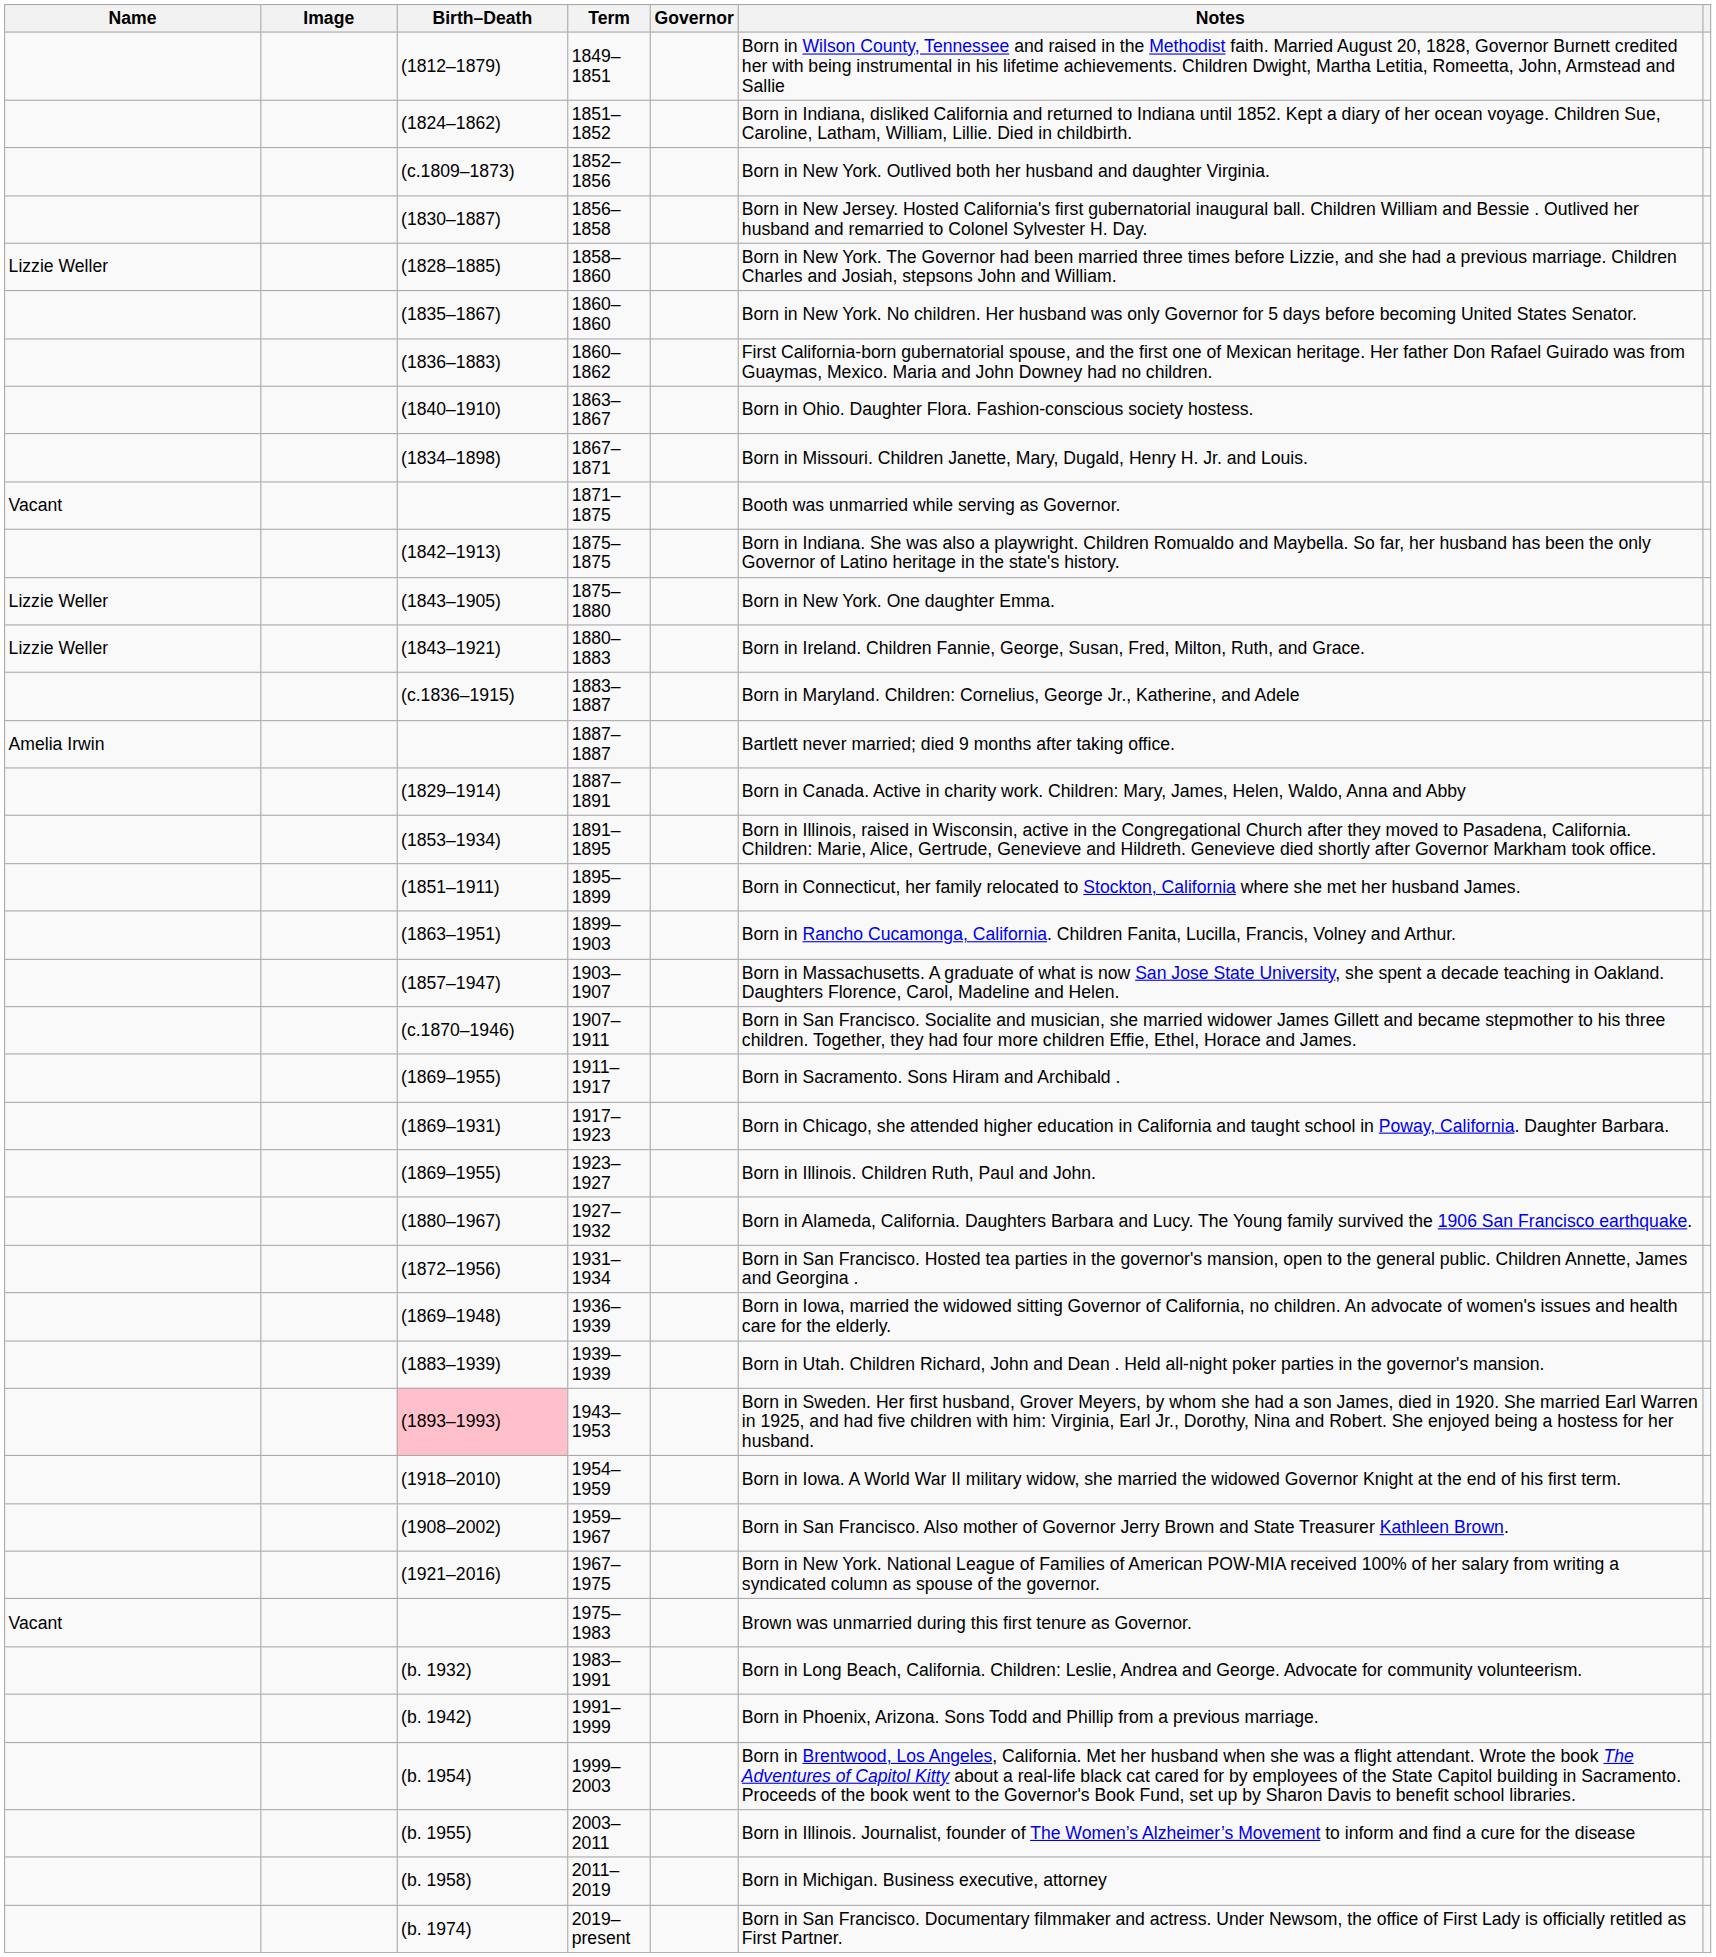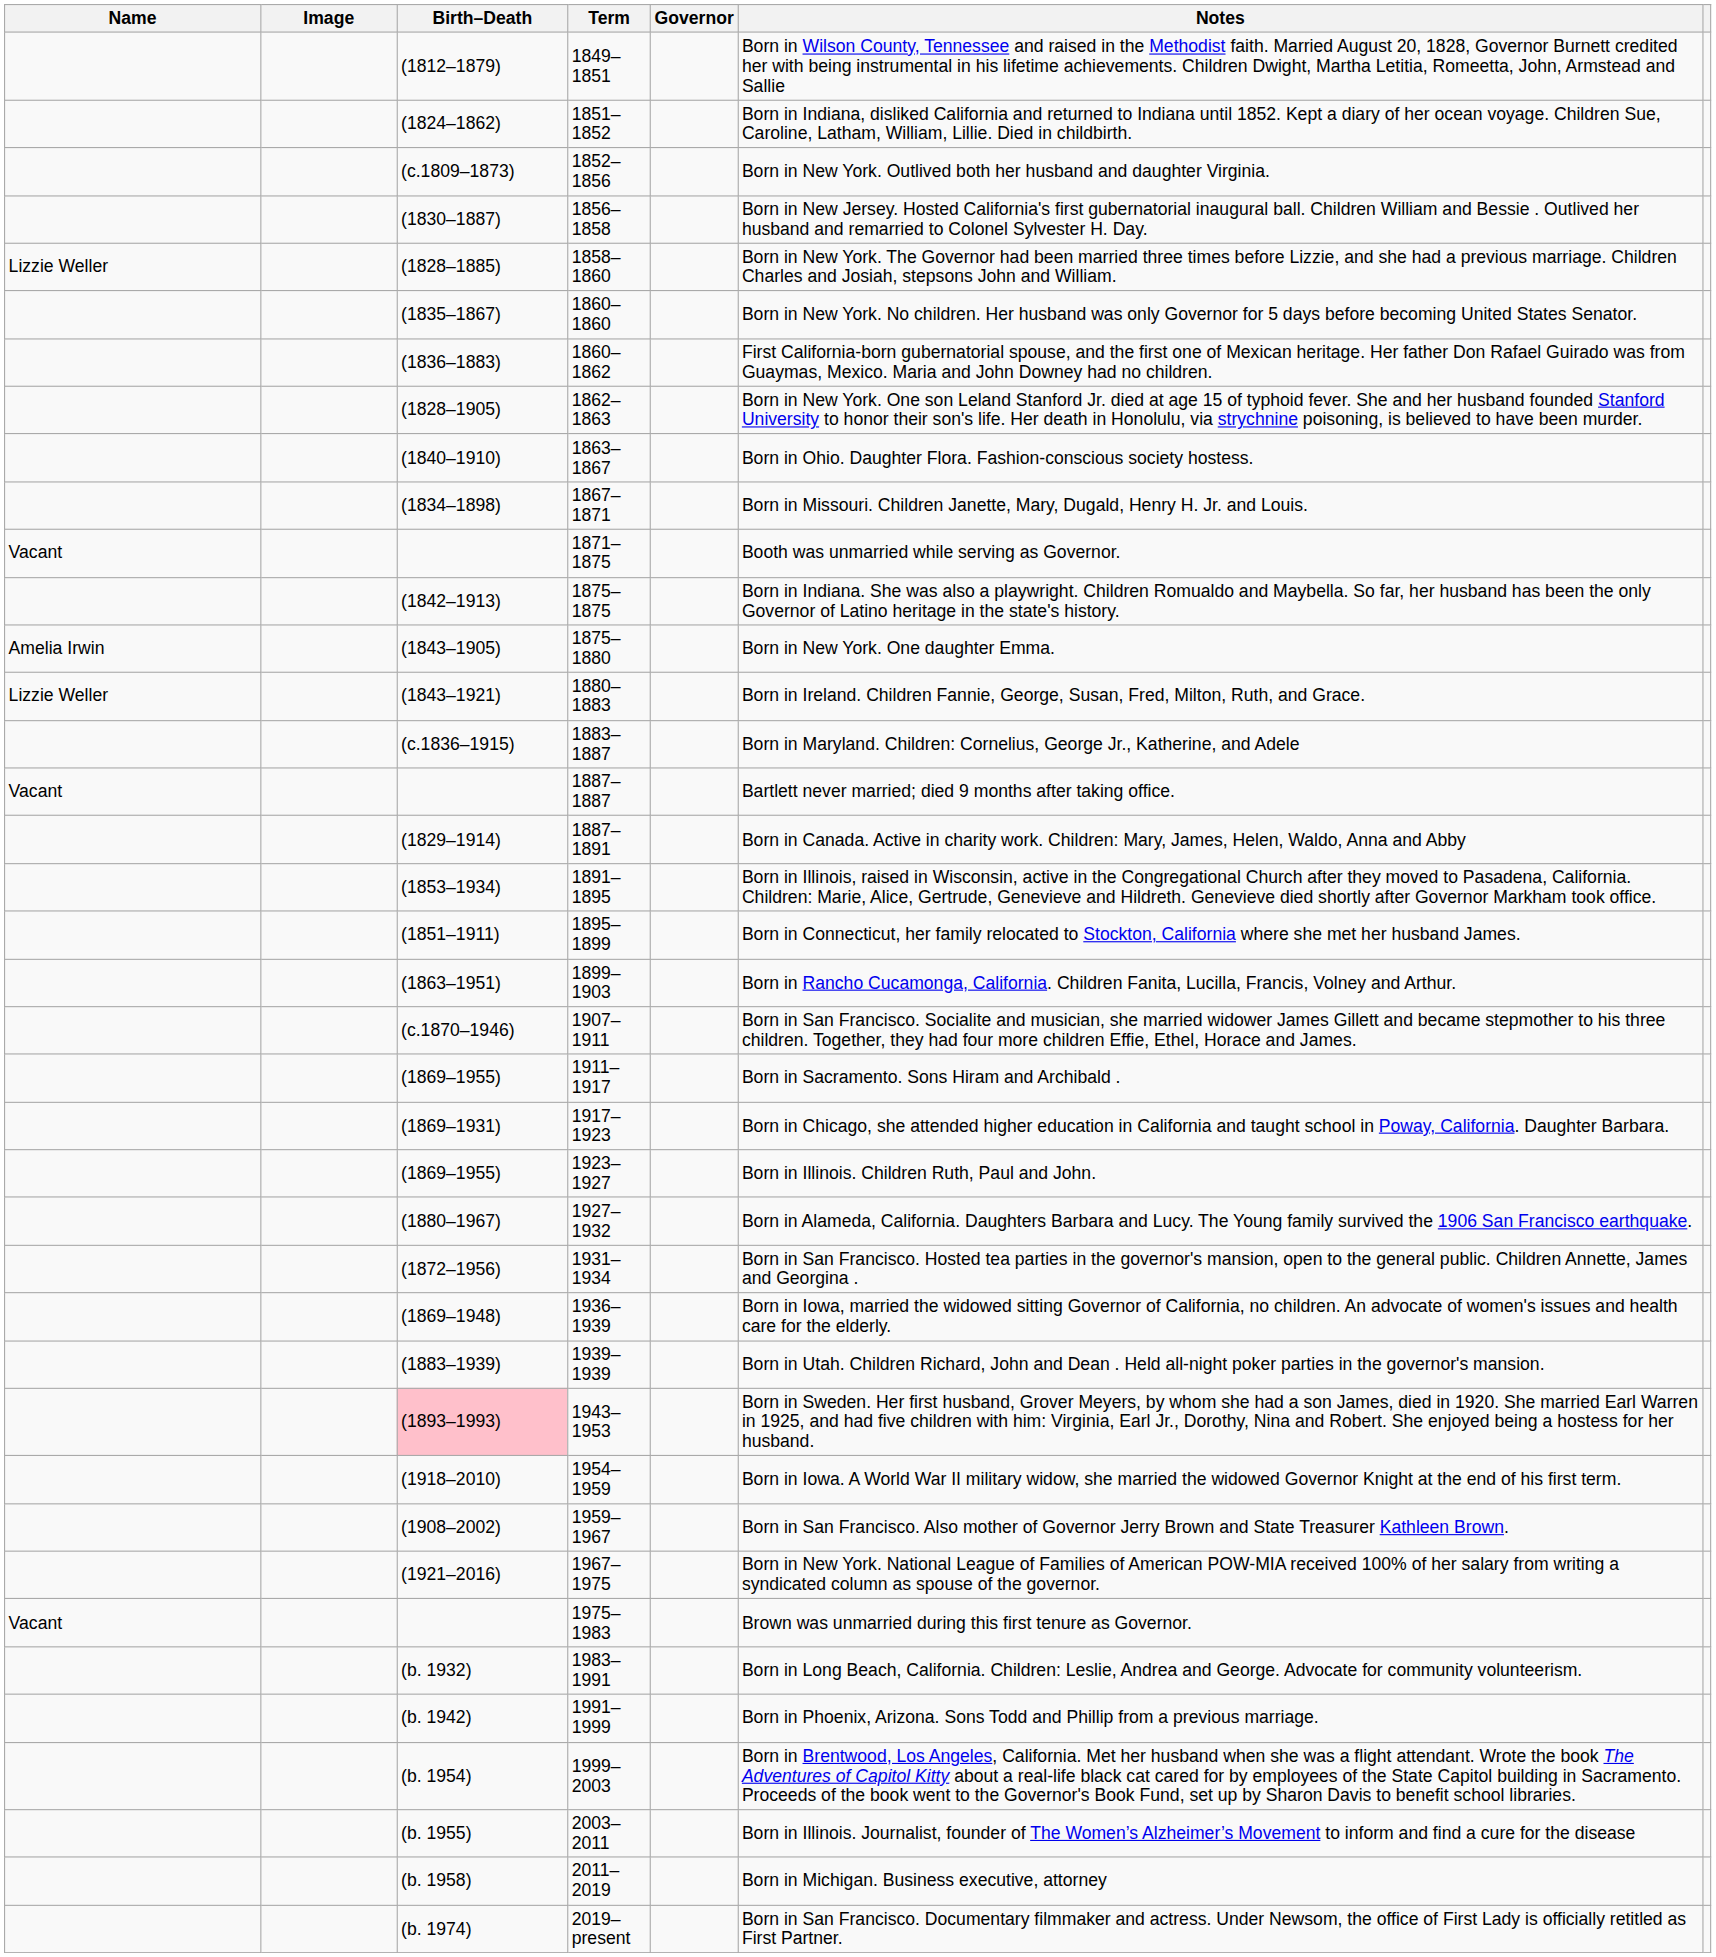+ row: (596, 410)
(58, 600) Lizzie Weller -> (57, 648) Amelia Irwin
(57, 744) Amelia Irwin -> (35, 791) Vacant
- row: (596, 982)
